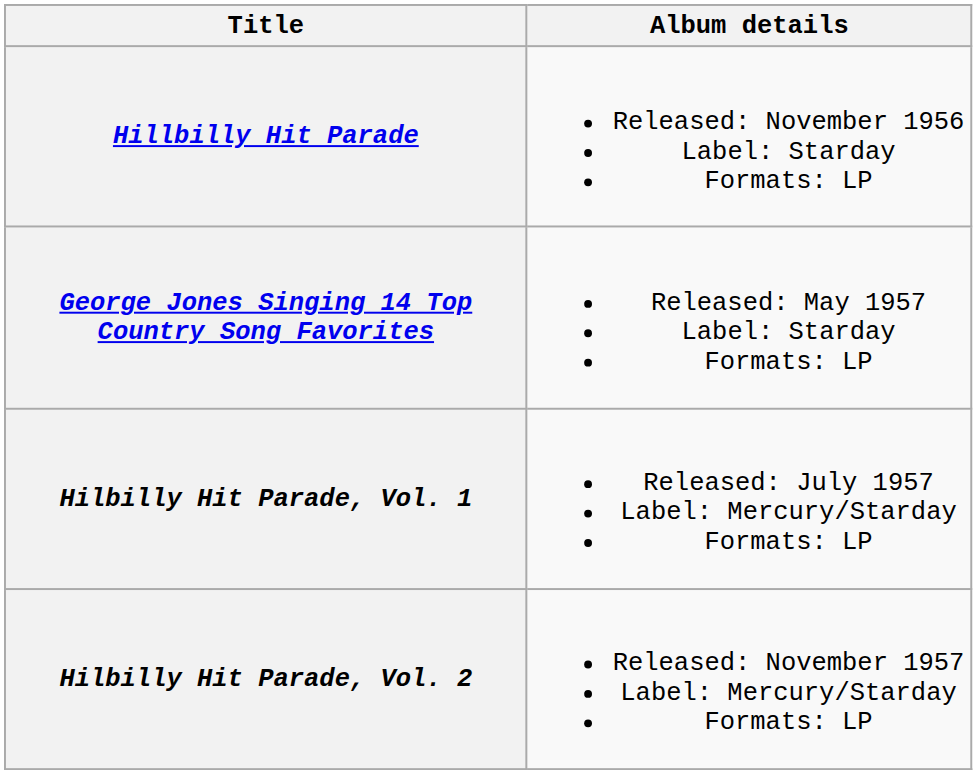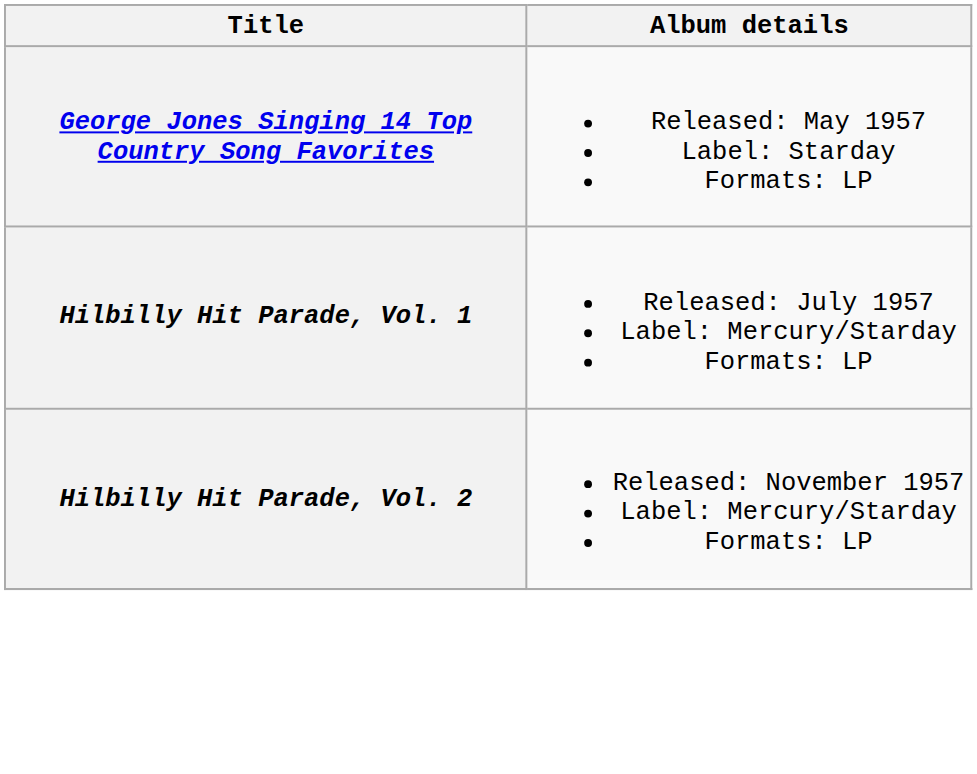- row: (266, 137)
